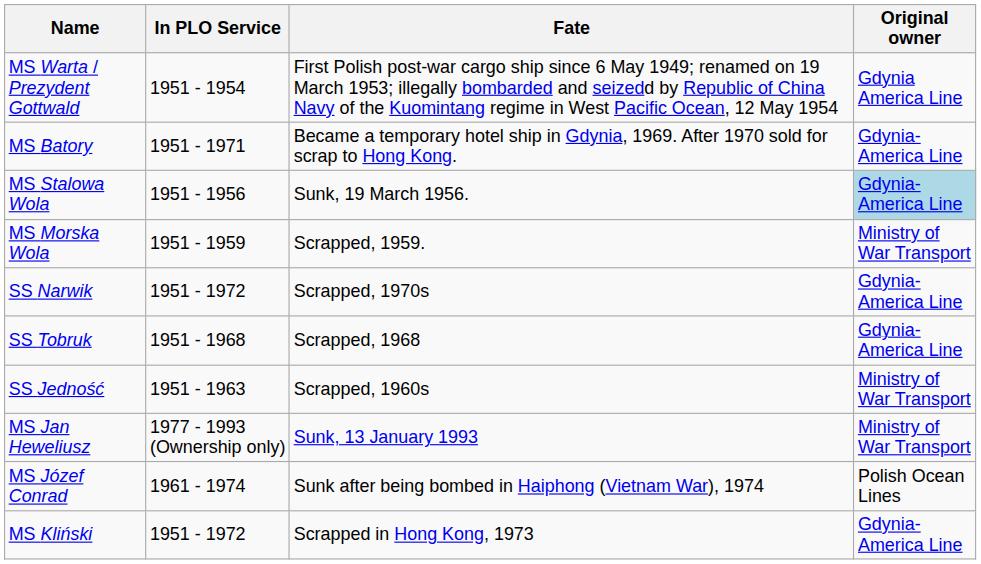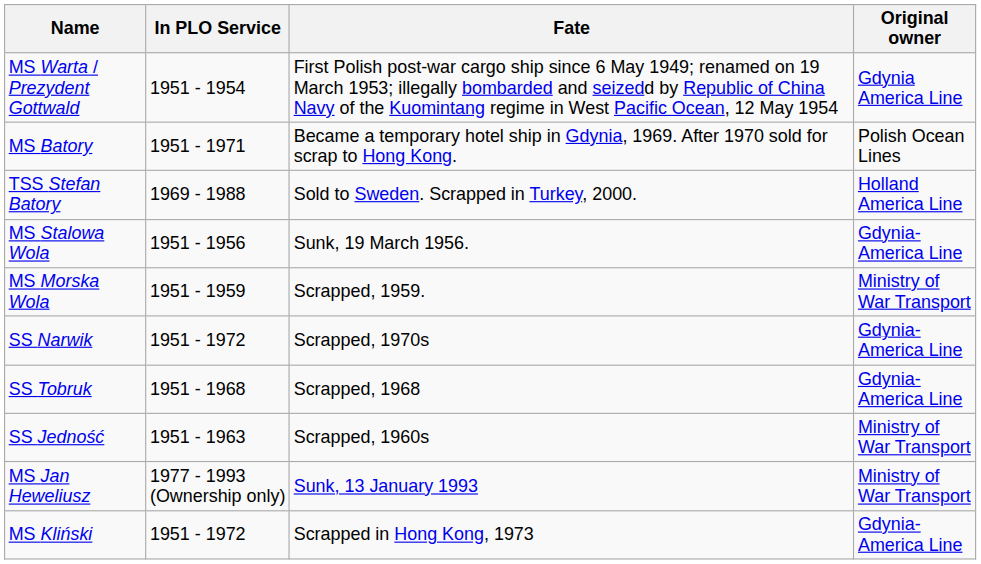(910, 146) Gdynia-America Line -> (911, 146) Polish Ocean Lines
+ row: (55, 194)
(910, 194) lightblue background -> (910, 243) no background
- row: (46, 486)
